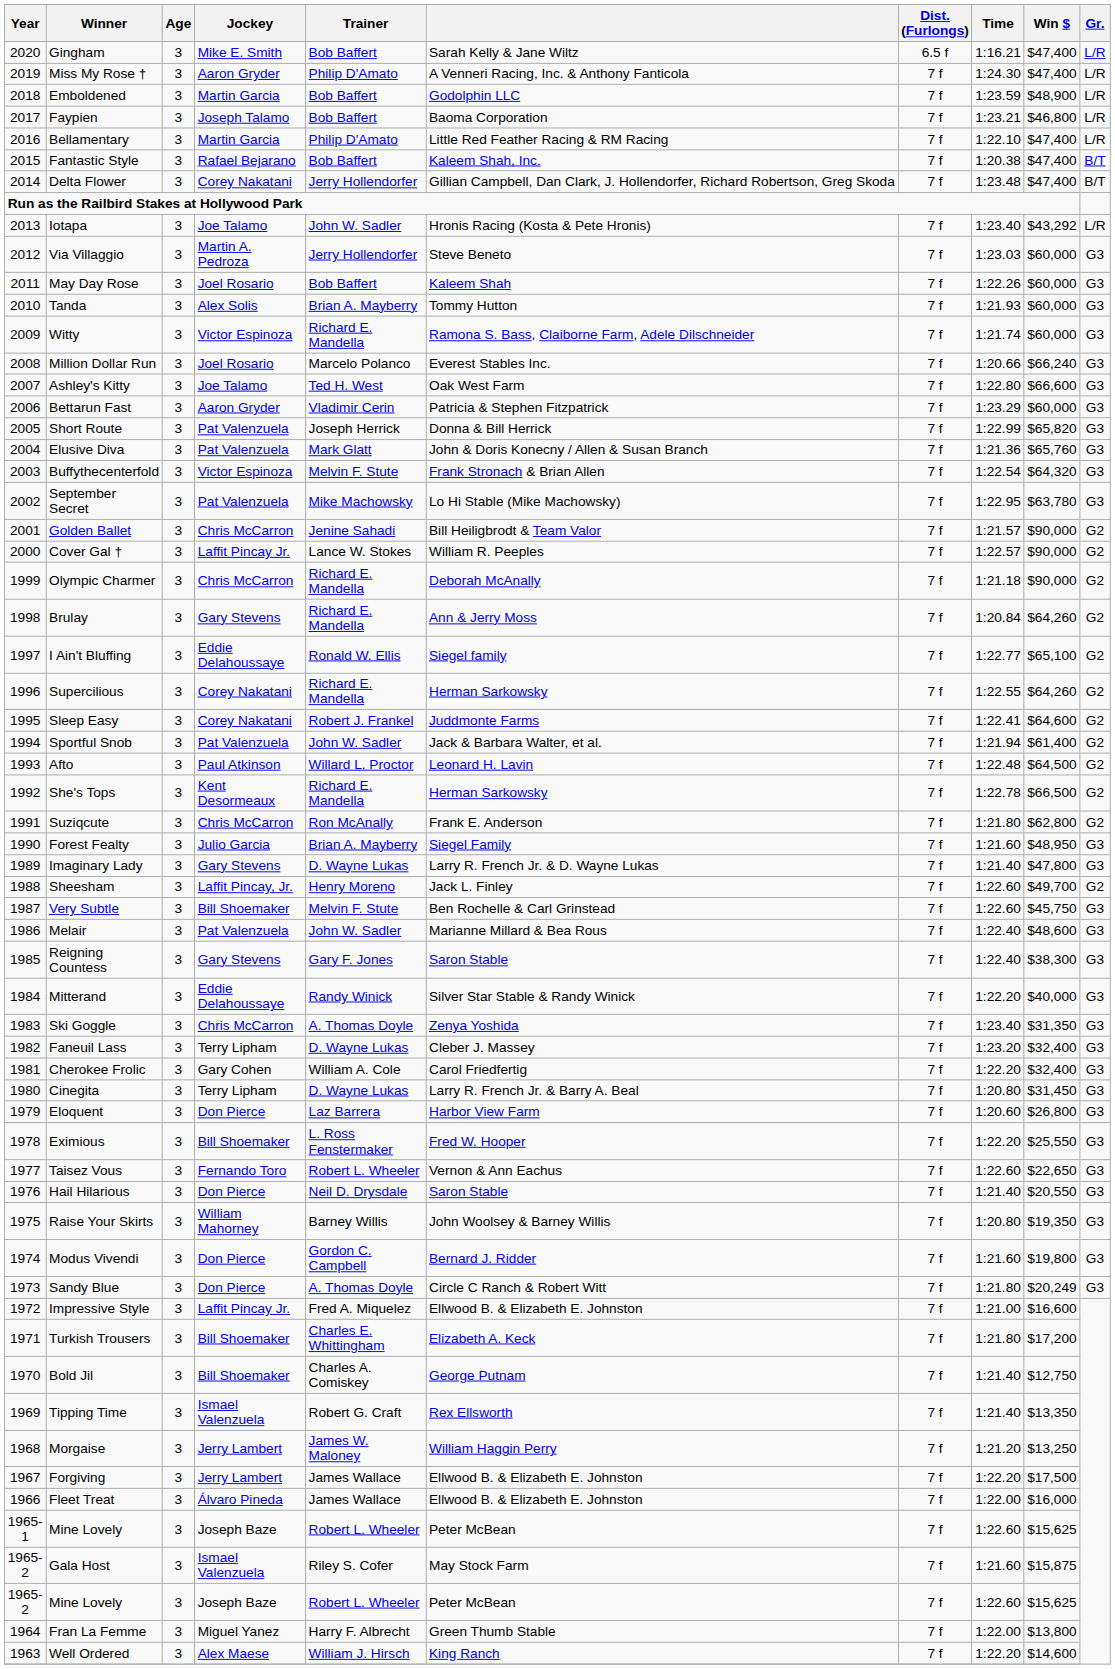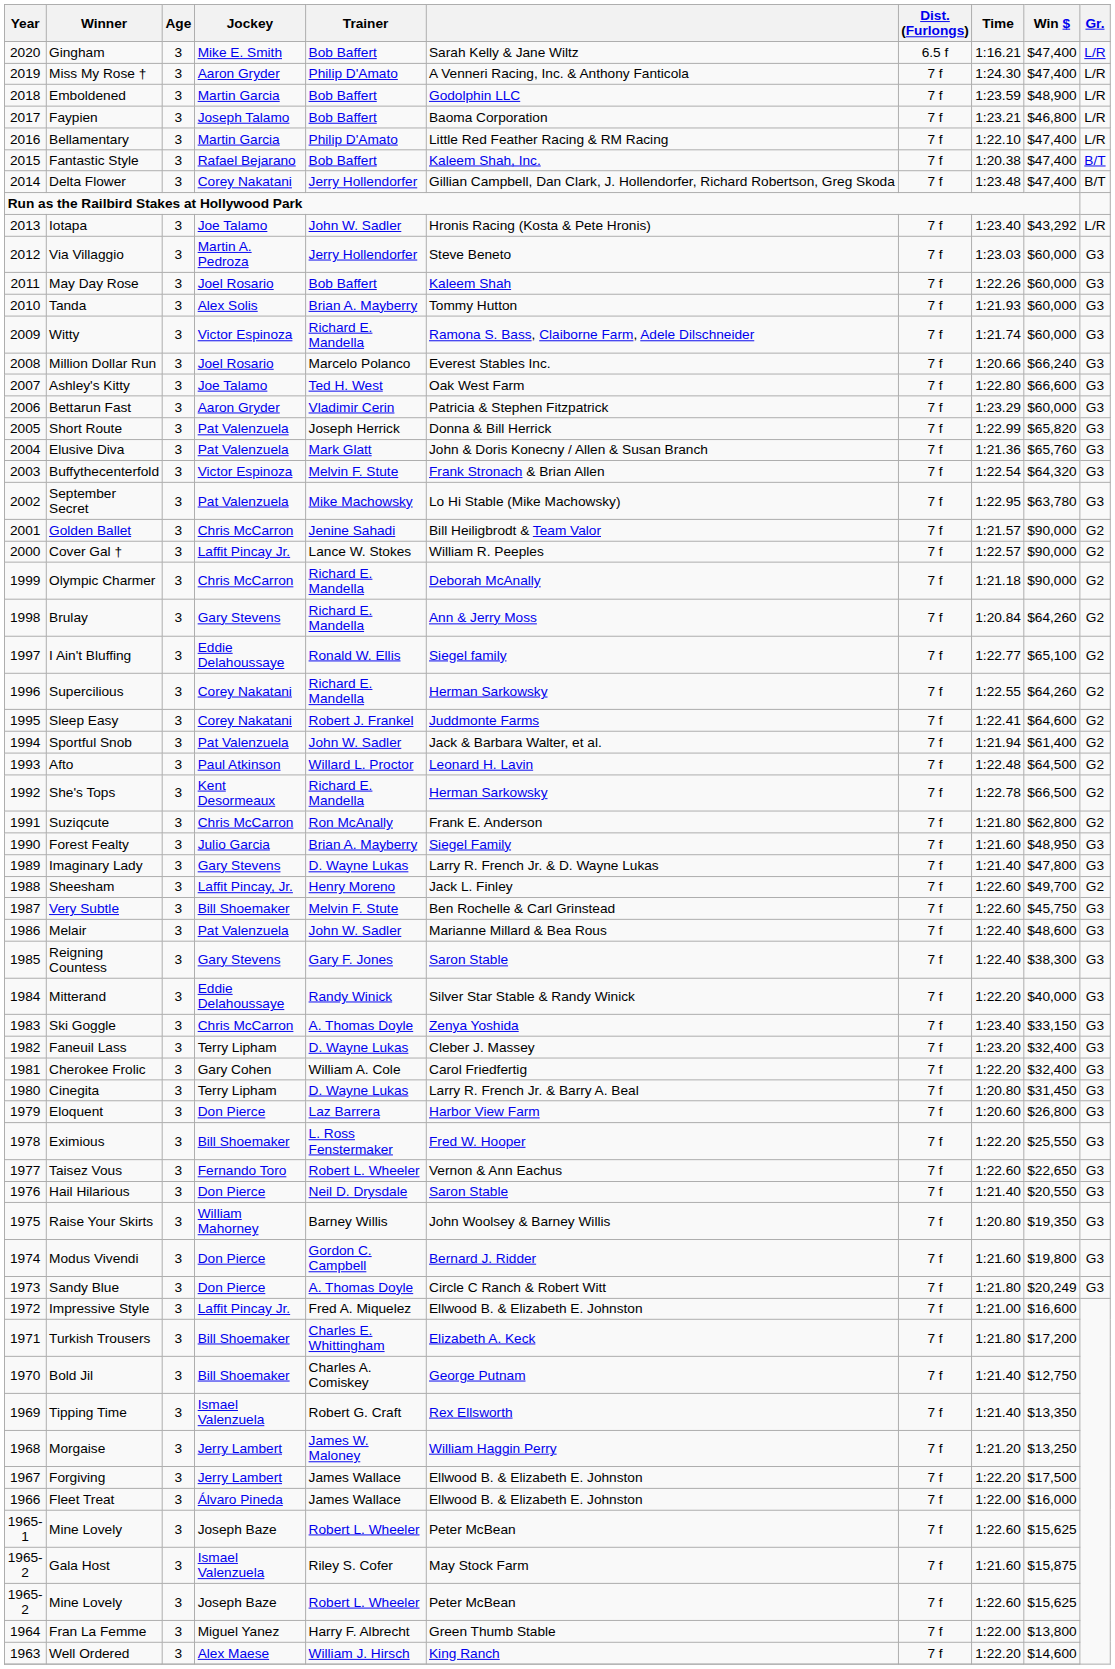(1052, 1026) $31,350 -> (1052, 1026) $33,150
